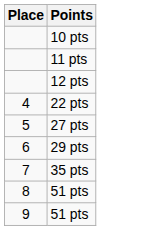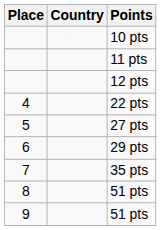+ column: (77, 15)
